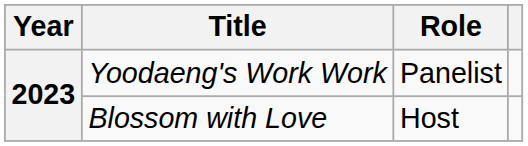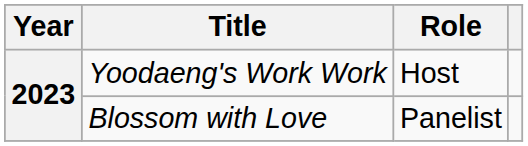(451, 72) Panelist -> (429, 72) Host
(429, 118) Host -> (451, 118) Panelist
